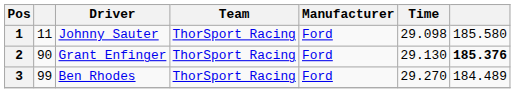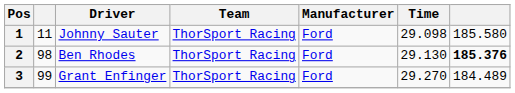(45, 57) 90 -> (45, 57) 98
(112, 57) Grant Enfinger -> (97, 57) Ben Rhodes
(97, 77) Ben Rhodes -> (112, 77) Grant Enfinger
